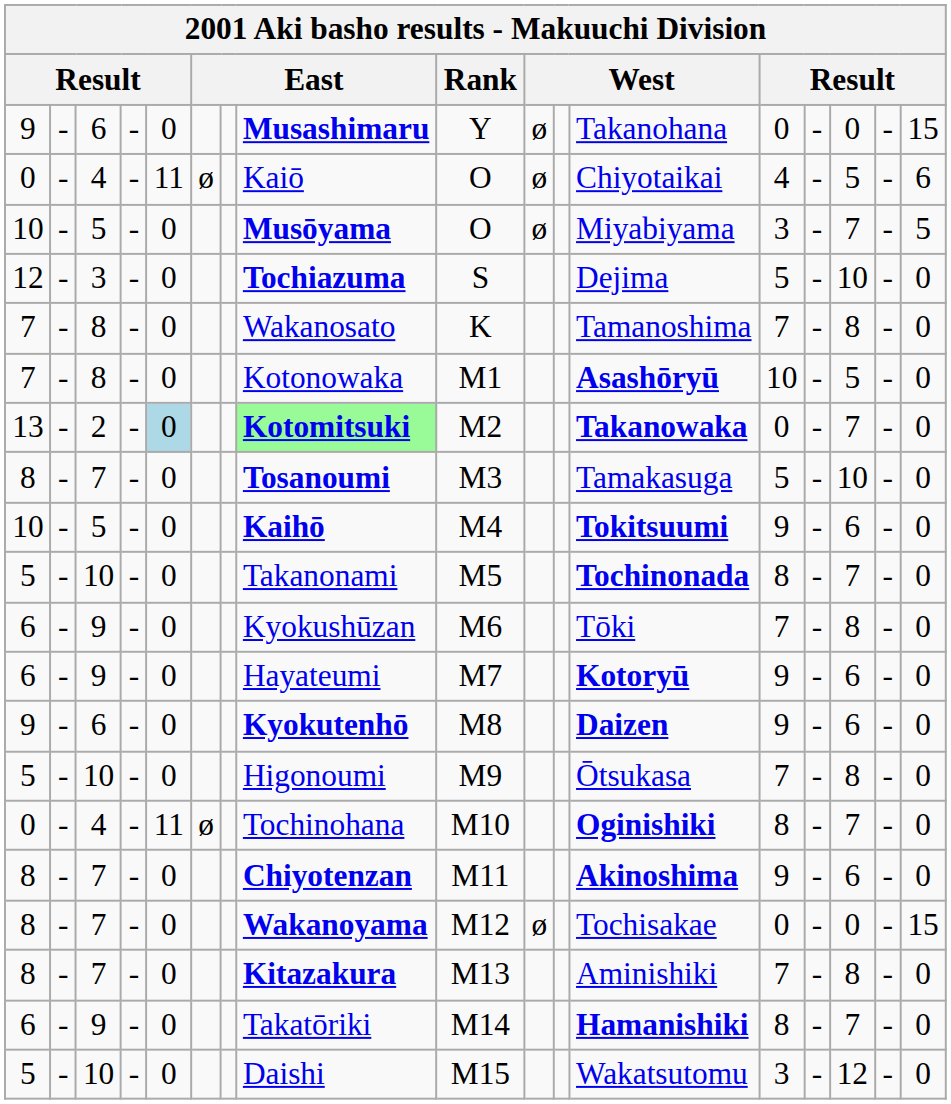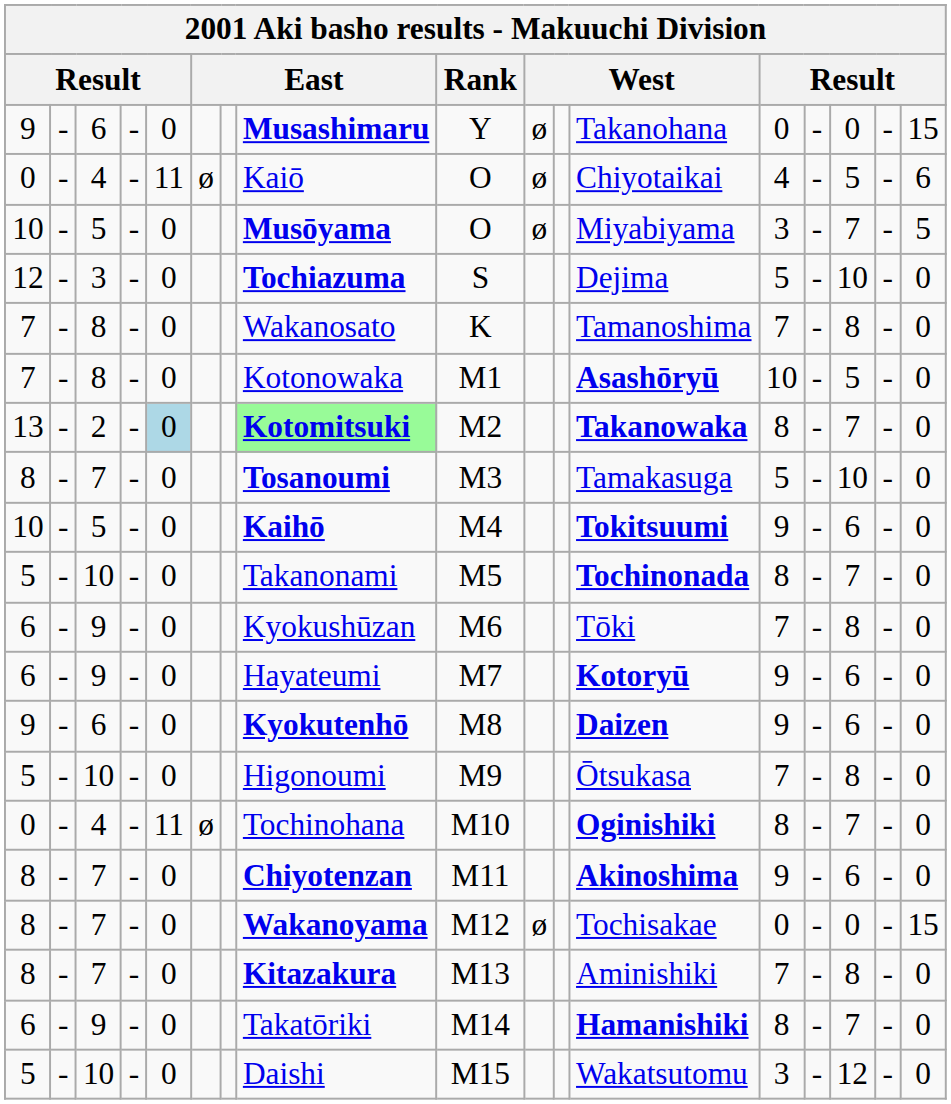(782, 427) 0 -> (782, 427) 8
